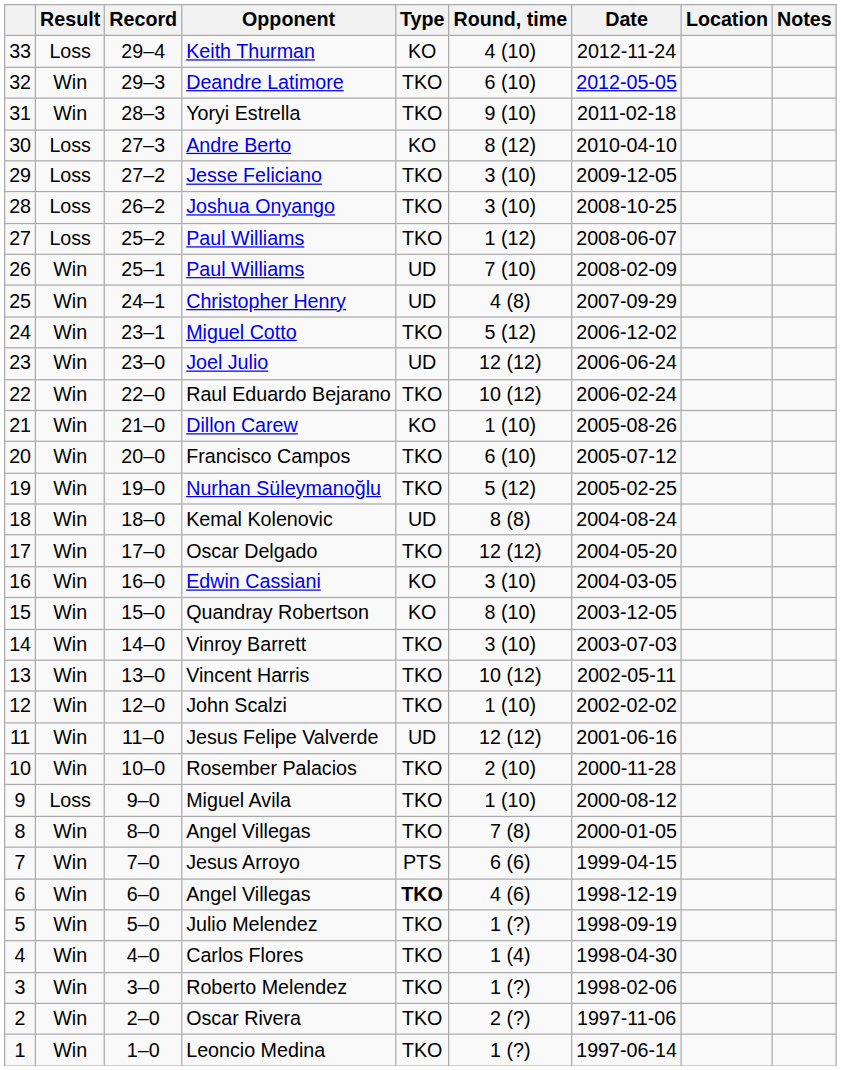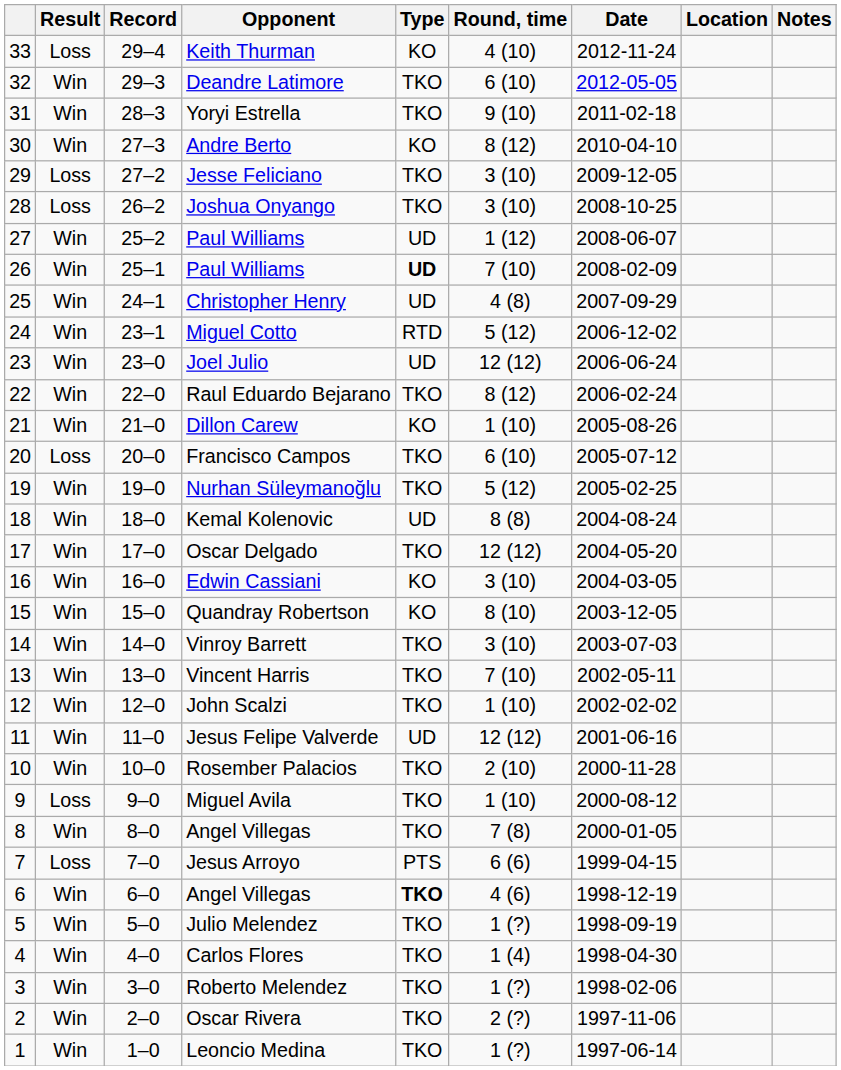(70, 144) Loss -> (70, 144) Win
(70, 238) Loss -> (70, 238) Win
(422, 238) TKO -> (422, 238) UD
(422, 269) normal -> (422, 269) bold
(422, 332) TKO -> (422, 332) RTD
(510, 394) 10 (12) -> (510, 394) 8 (12)
(70, 457) Win -> (70, 457) Loss
(510, 675) 10 (12) -> (510, 675) 7 (10)
(70, 862) Win -> (70, 862) Loss
